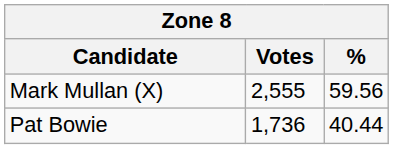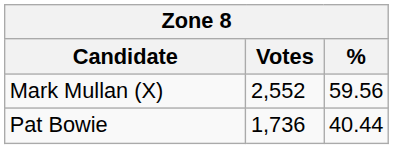(278, 90) 2,555 -> (278, 90) 2,552
